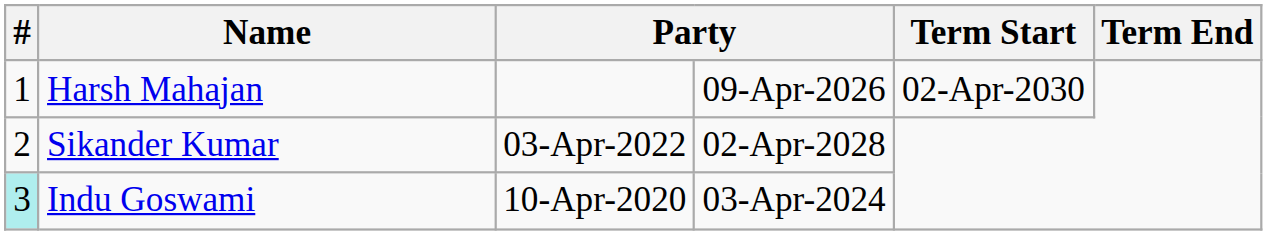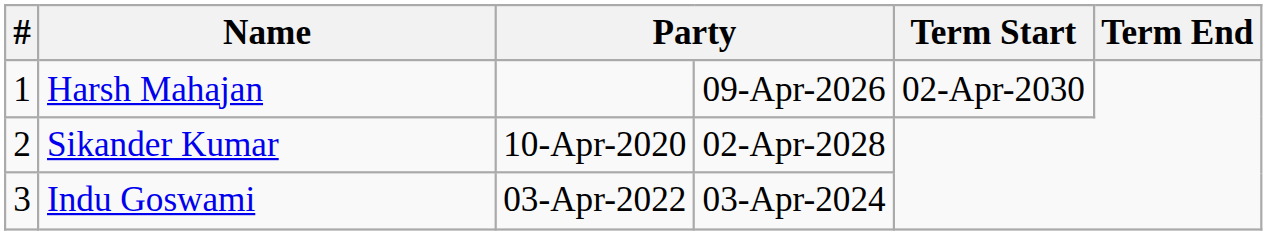(595, 144) 03-Apr-2022 -> (595, 144) 10-Apr-2020
(22, 199) paleturquoise background -> (22, 199) no background
(595, 199) 10-Apr-2020 -> (595, 199) 03-Apr-2022
